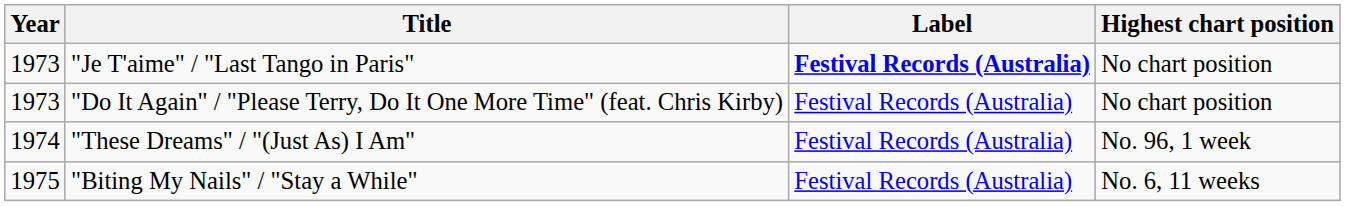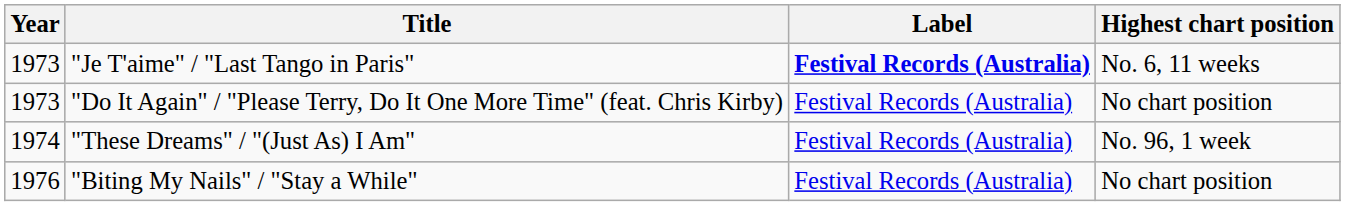(1187, 63) No chart position -> (1181, 63) No. 6, 11 weeks
(35, 180) 1975 -> (35, 180) 1976
(1181, 180) No. 6, 11 weeks -> (1187, 180) No chart position
